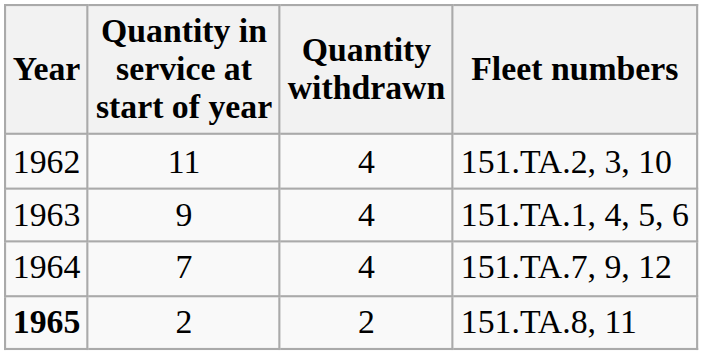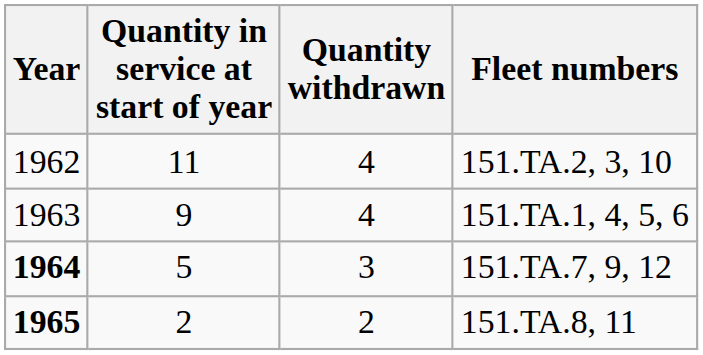(47, 267) normal -> (47, 267) bold
(184, 267) 7 -> (184, 267) 5
(366, 267) 4 -> (366, 267) 3
